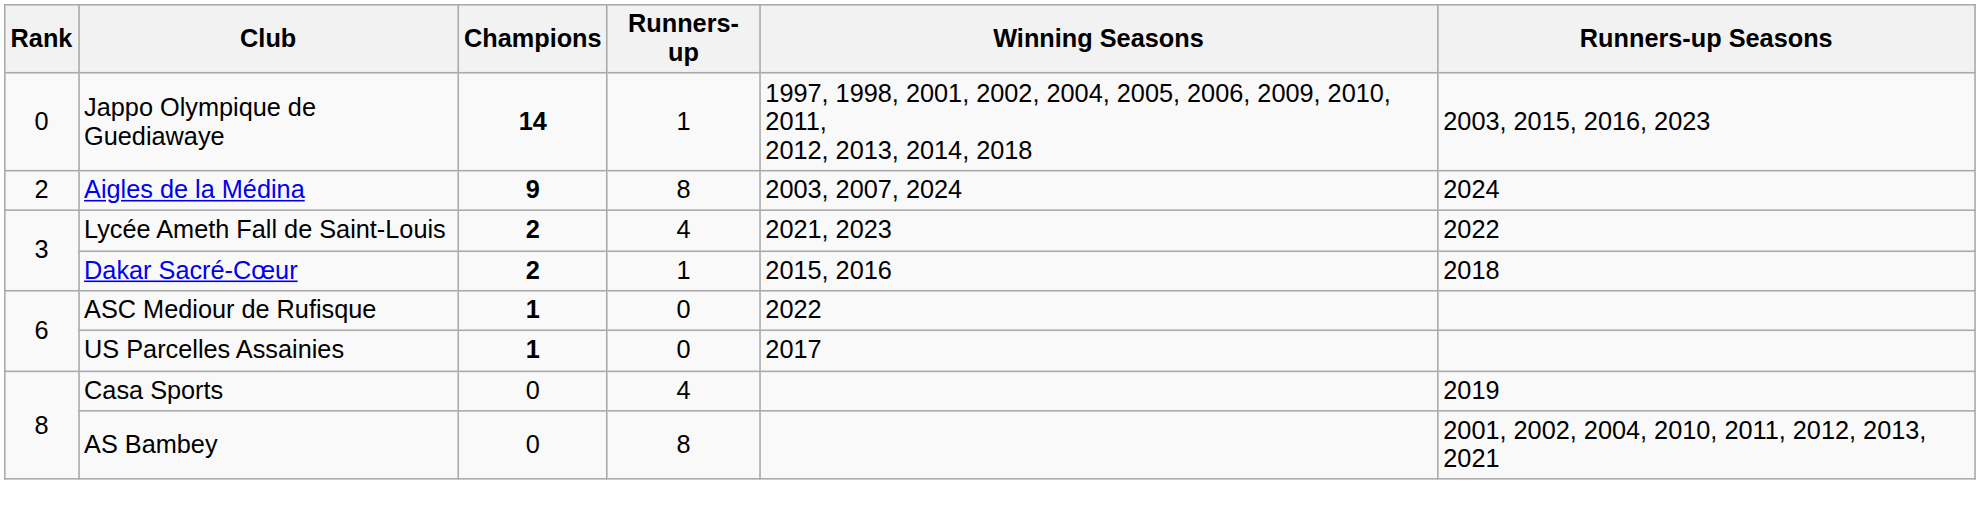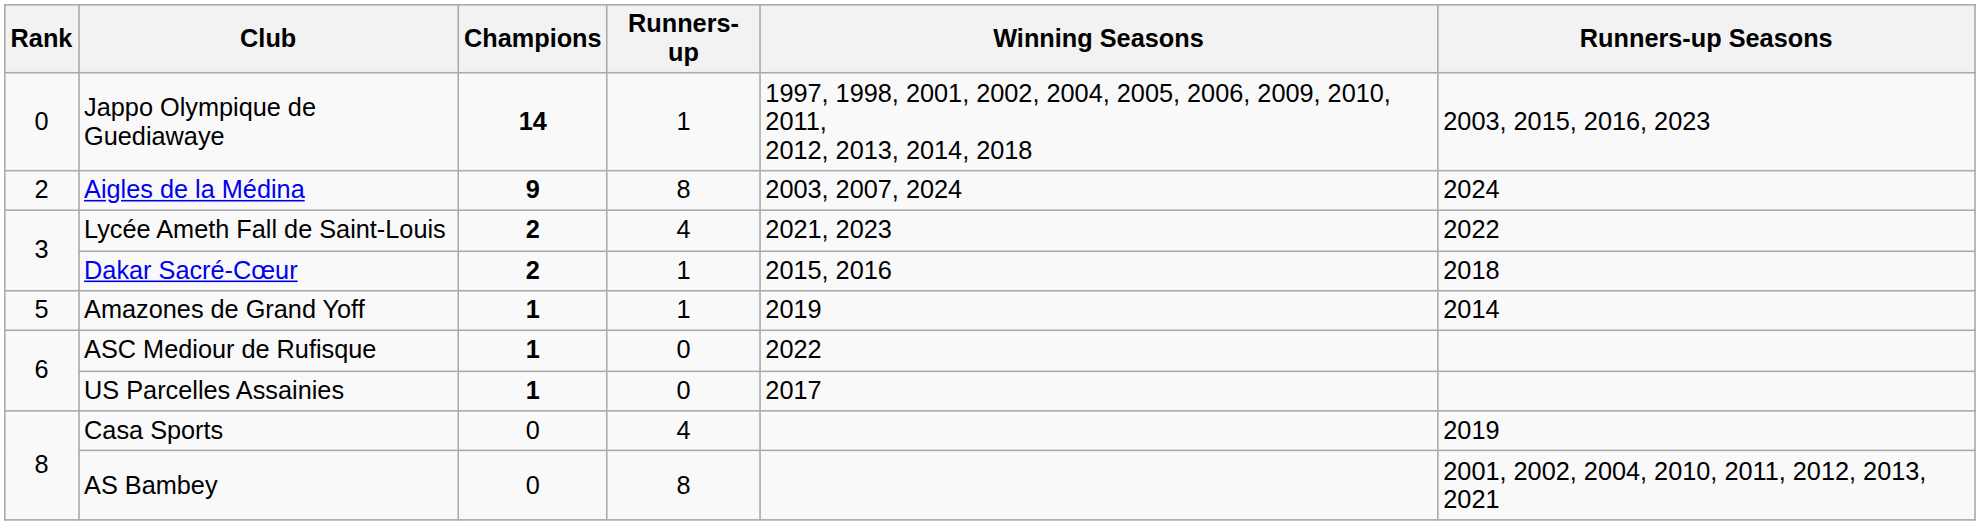+ row: (224, 310)
